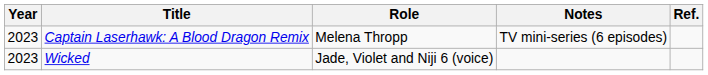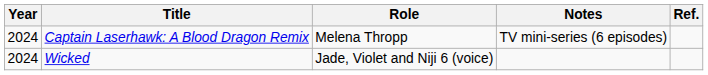(23, 37) 2023 -> (23, 37) 2024
(23, 59) 2023 -> (23, 59) 2024
